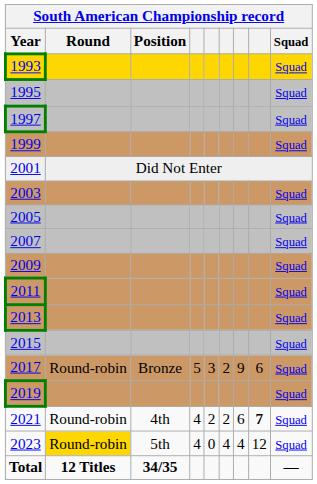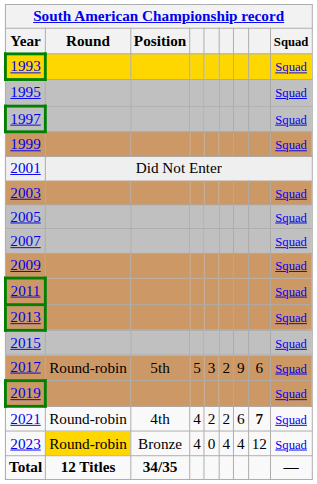(160, 367) Bronze -> (160, 367) 5th
(160, 443) 5th -> (160, 443) Bronze
